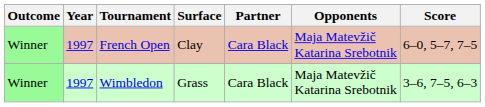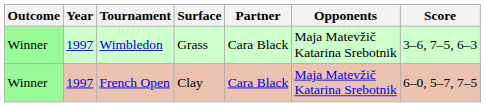rows swapped: (135, 44) <-> (131, 82)
